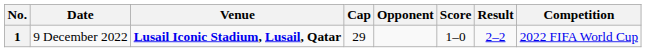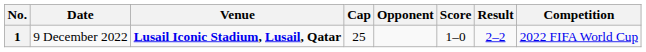(359, 36) 29 -> (359, 36) 25
